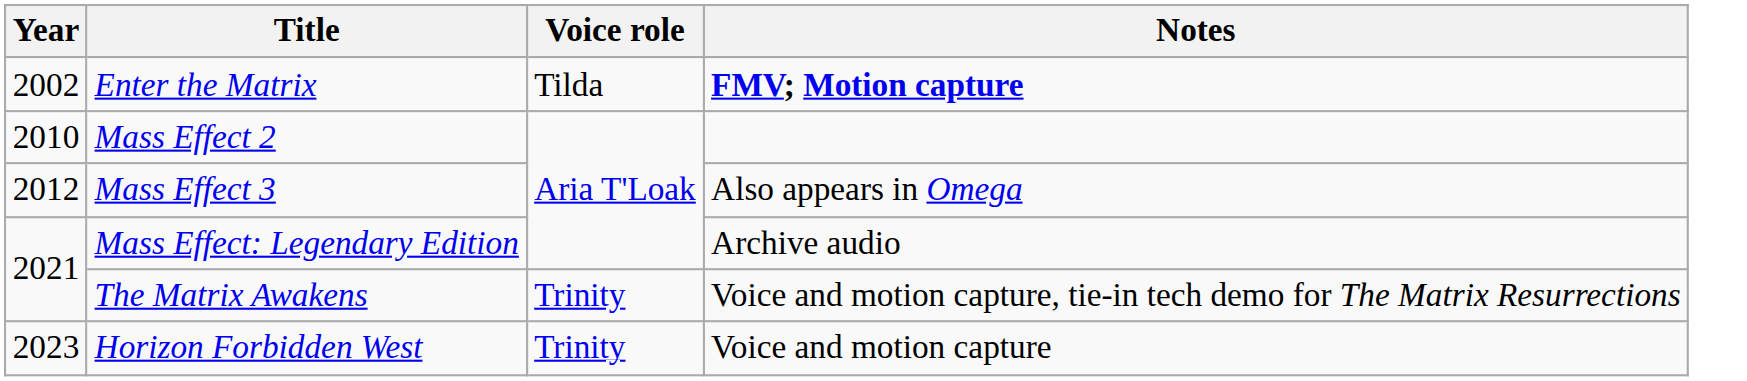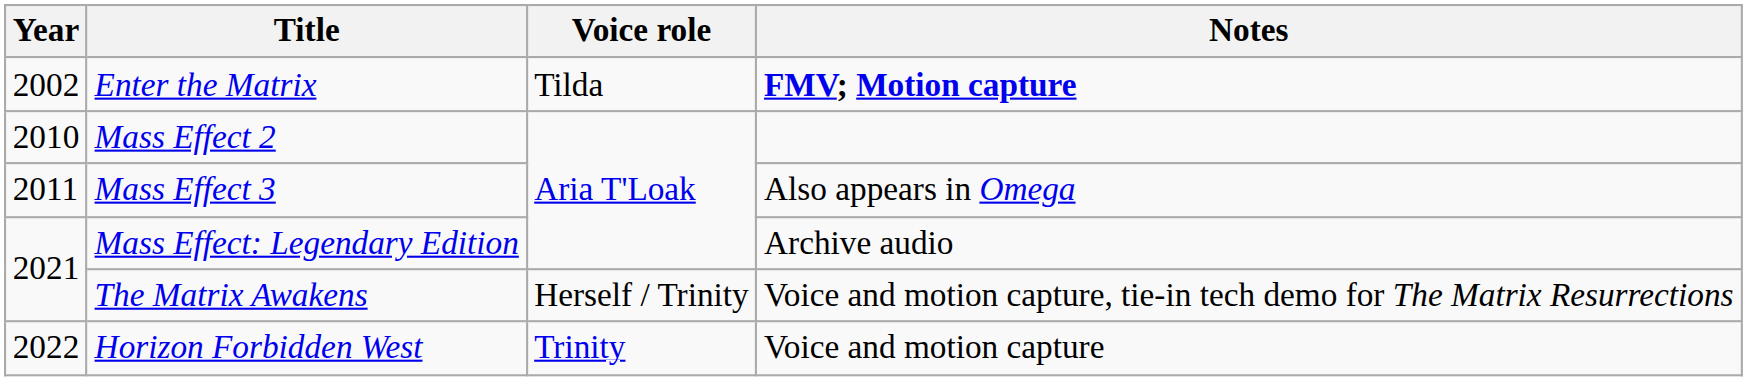(46, 189) 2012 -> (45, 189) 2011
(580, 294) Trinity -> (641, 294) Herself / Trinity
(46, 347) 2023 -> (46, 347) 2022
